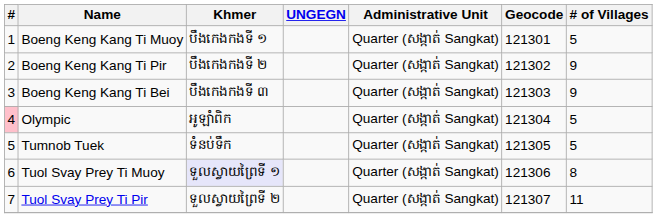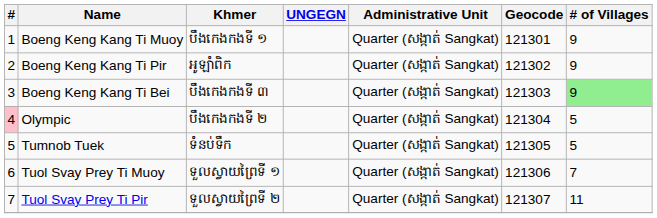(573, 39) 5 -> (573, 39) 9
(228, 65) បឹងកេងកងទី ២ -> (210, 65) អូឡាំពិក
(573, 92) no background -> (573, 92) lightgreen background
(210, 118) អូឡាំពិក -> (228, 118) បឹងកេងកងទី ២
(235, 171) lavender background -> (235, 171) no background
(573, 172) 8 -> (573, 172) 7
